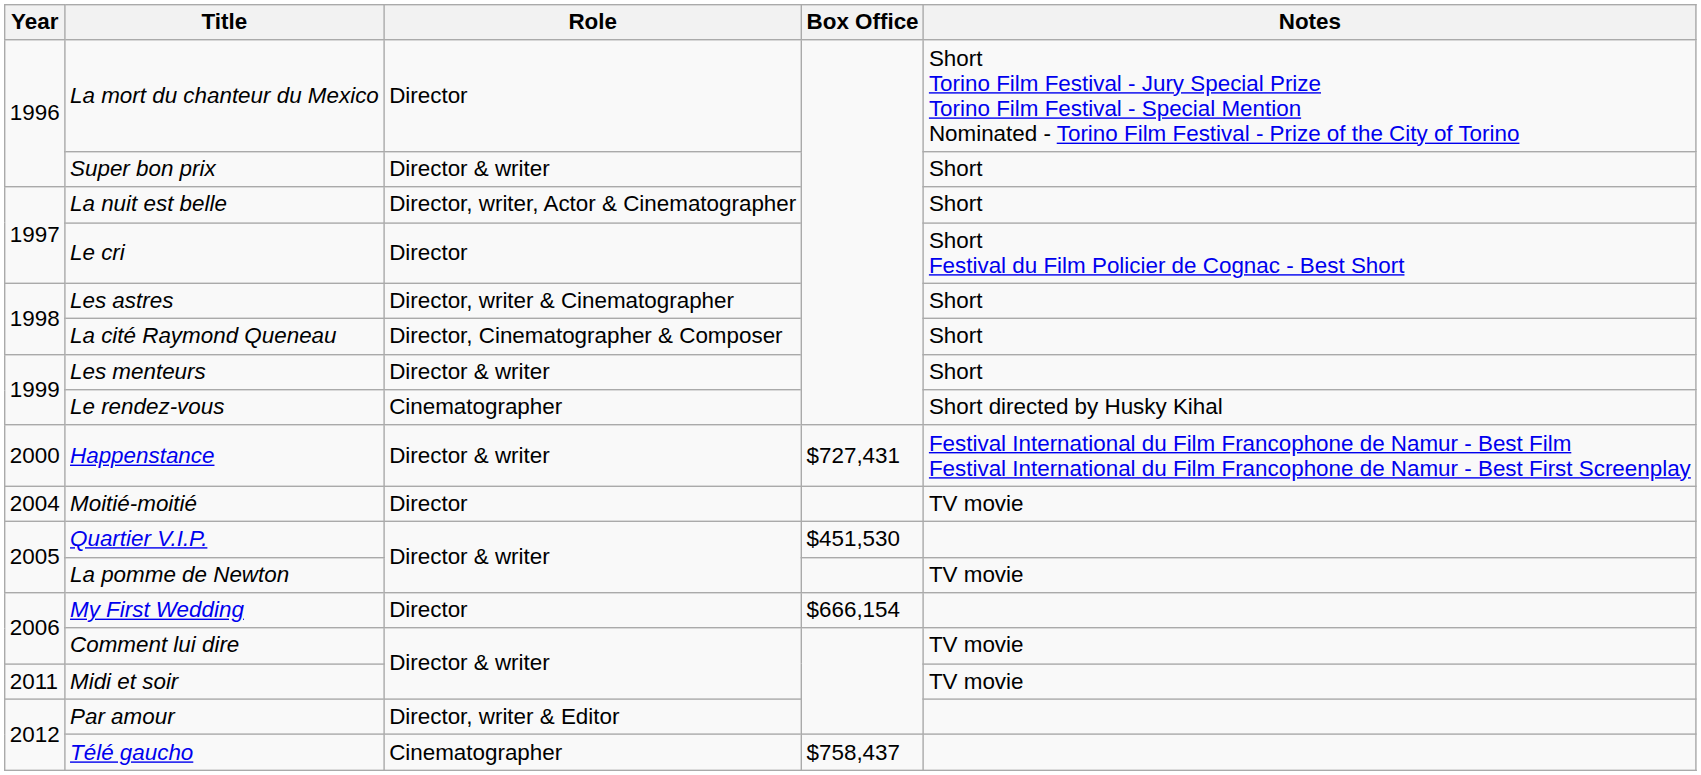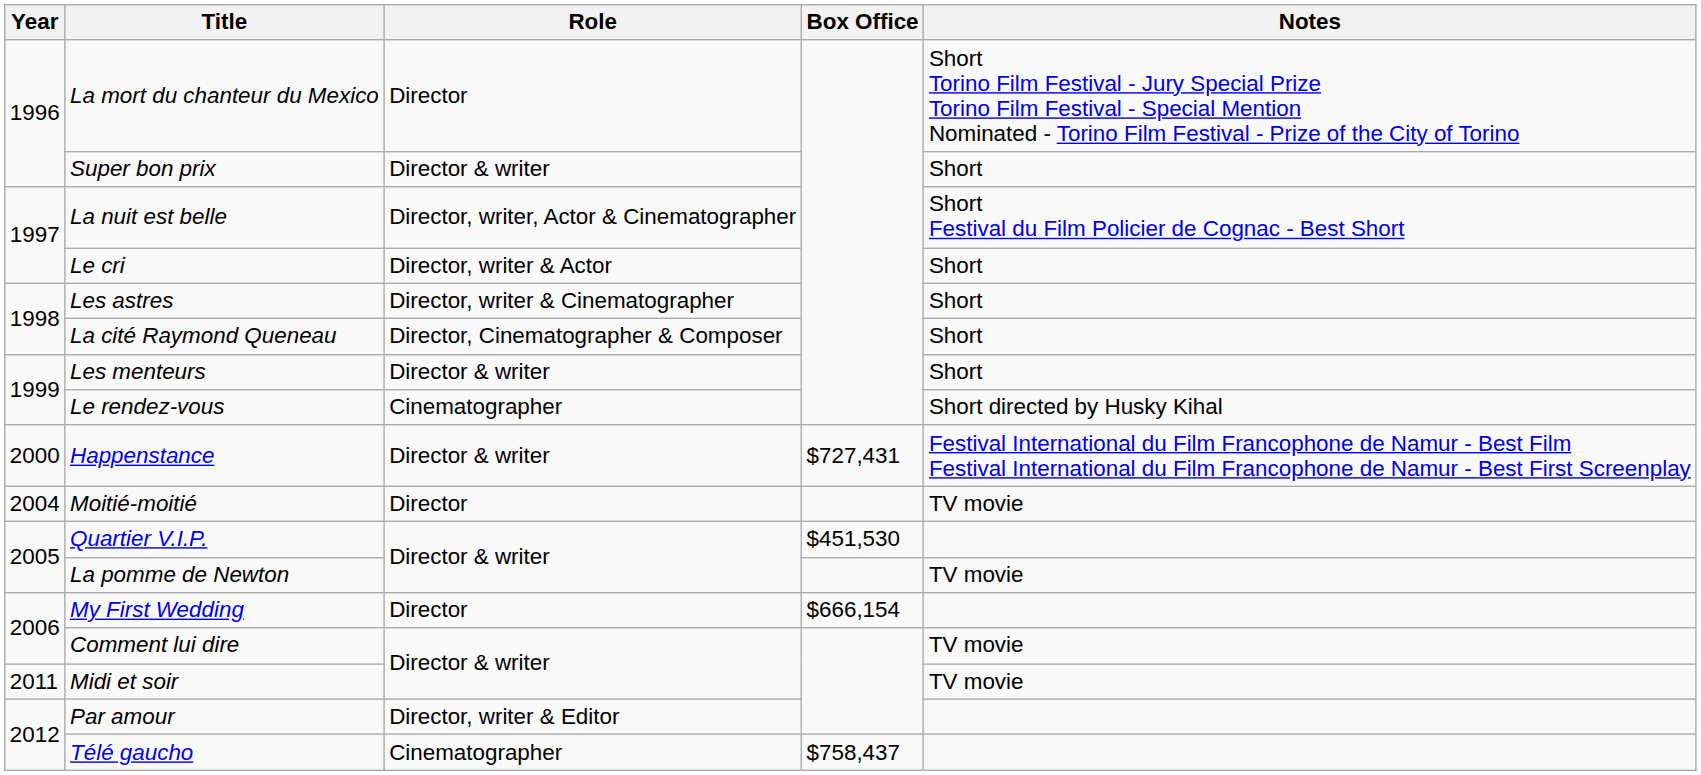(956, 204) Short -> (1167, 217) Short Festival du Film Policier de Cognac - Best Short
(428, 252) Director -> (501, 265) Director, writer & Actor
(1167, 252) Short Festival du Film Policier de Cognac - Best Short -> (956, 265) Short
